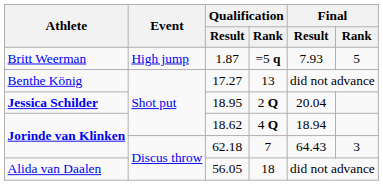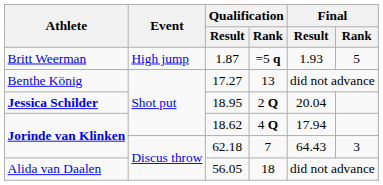(311, 58) 7.93 -> (311, 58) 1.93
(311, 125) 18.94 -> (311, 125) 17.94
